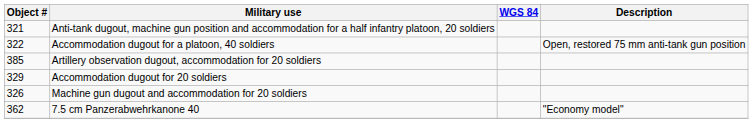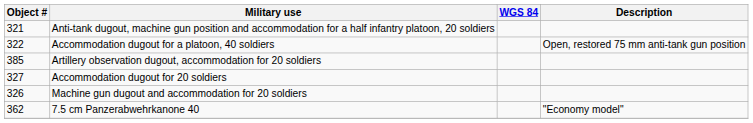(15, 77) 329 -> (15, 77) 327
